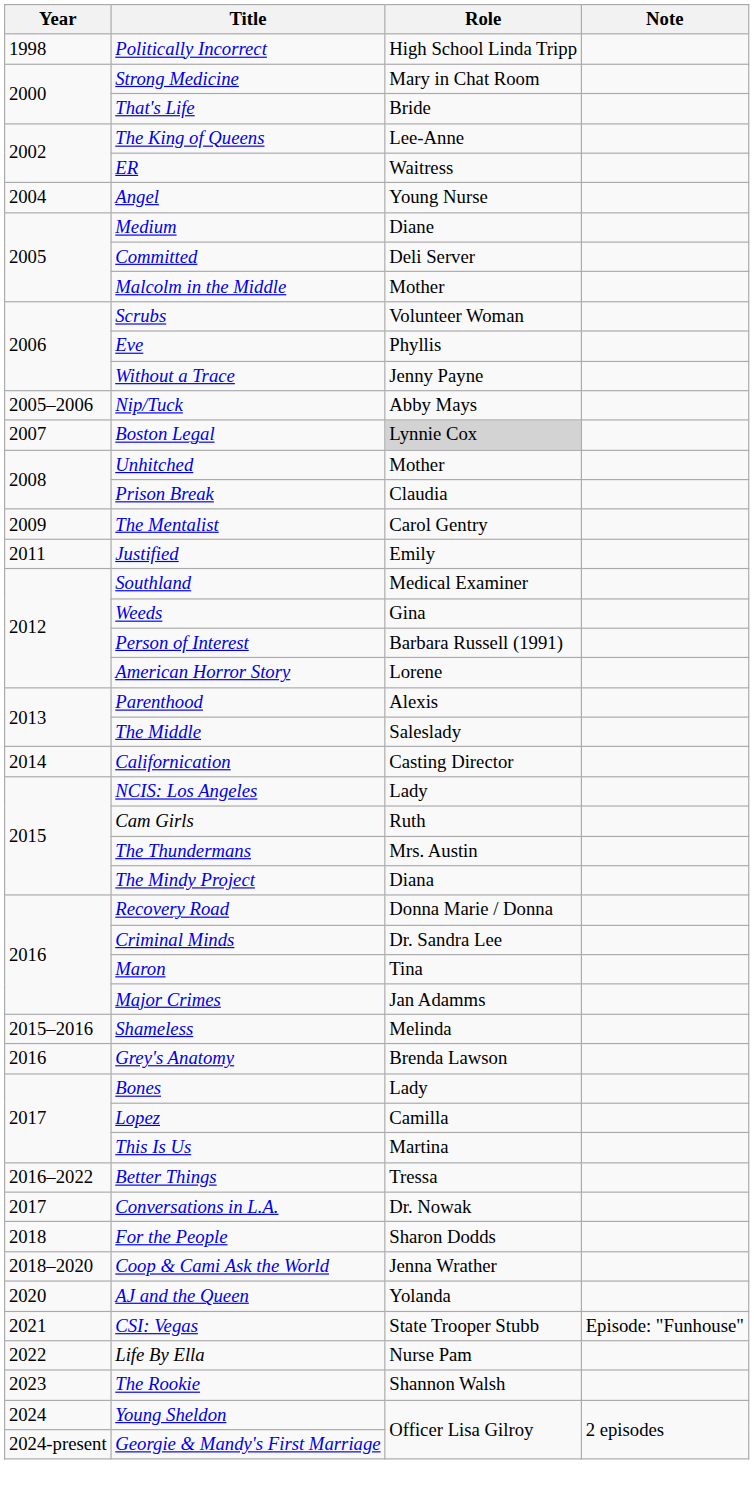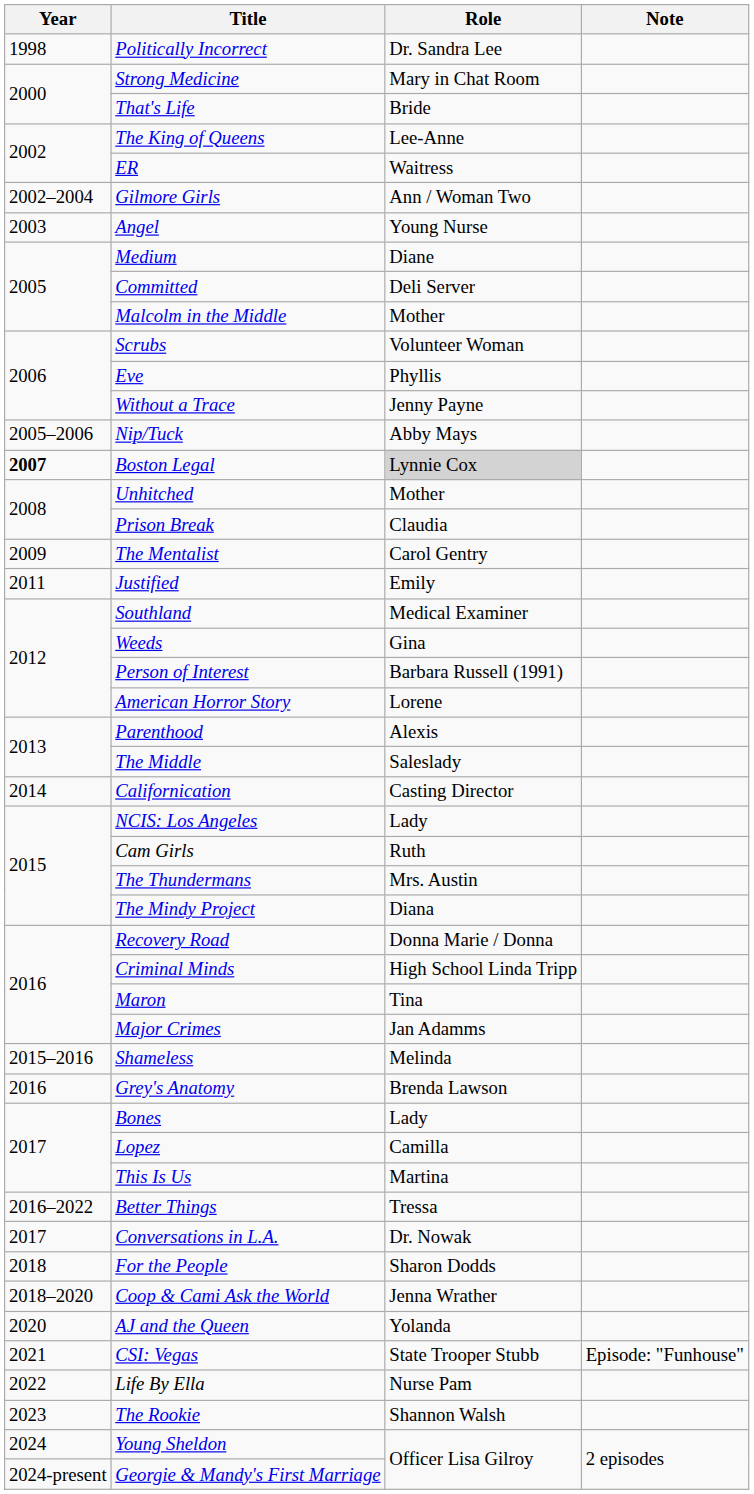(483, 49) High School Linda Tripp -> (446, 49) Dr. Sandra Lee
+ row: (168, 197)
(28, 197) 2004 -> (28, 227) 2003
(28, 434) normal -> (28, 464) bold
(446, 939) Dr. Sandra Lee -> (483, 969) High School Linda Tripp
